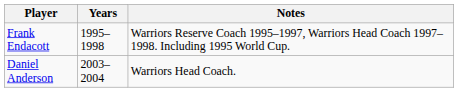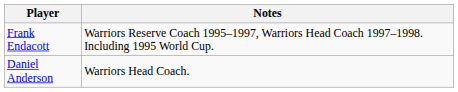- column: (103, 13)
